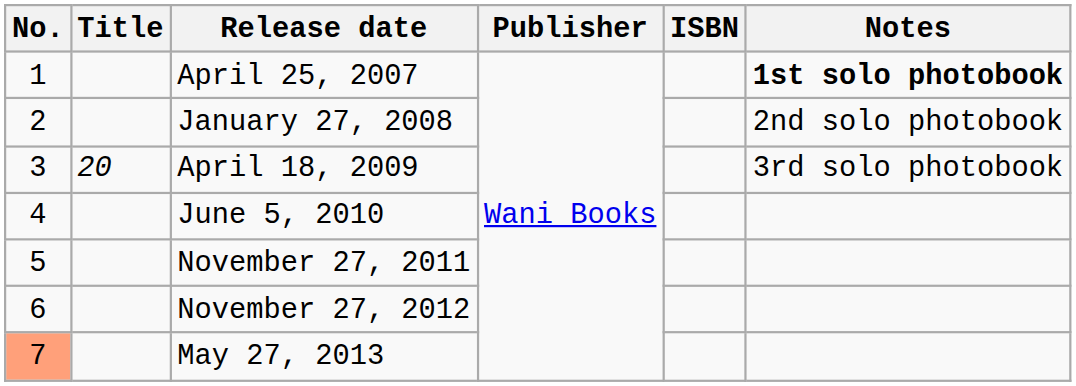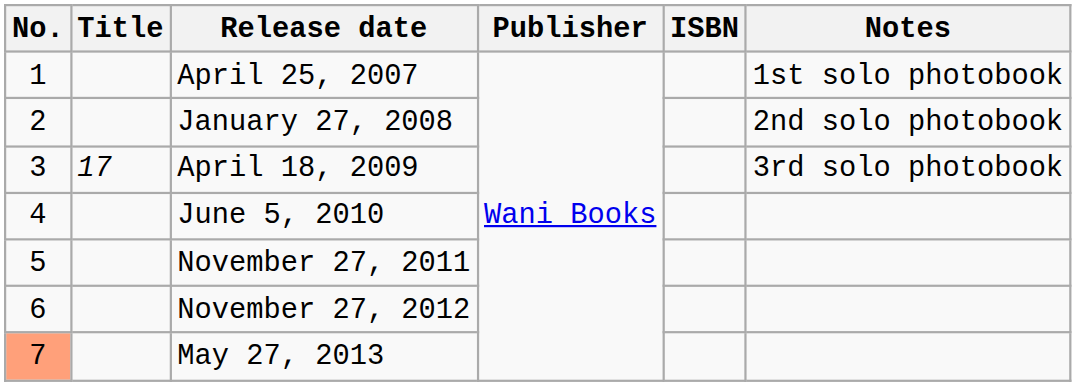(908, 75) bold -> (908, 75) normal
(95, 169) 20 -> (95, 169) 17
